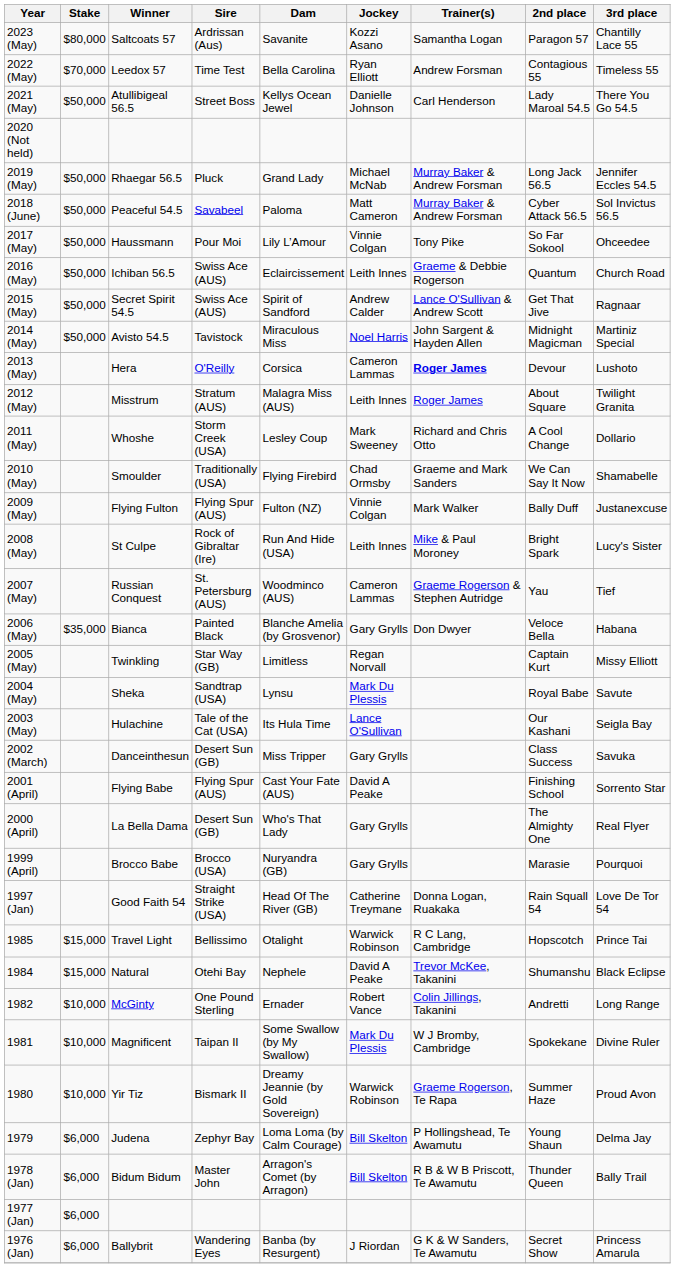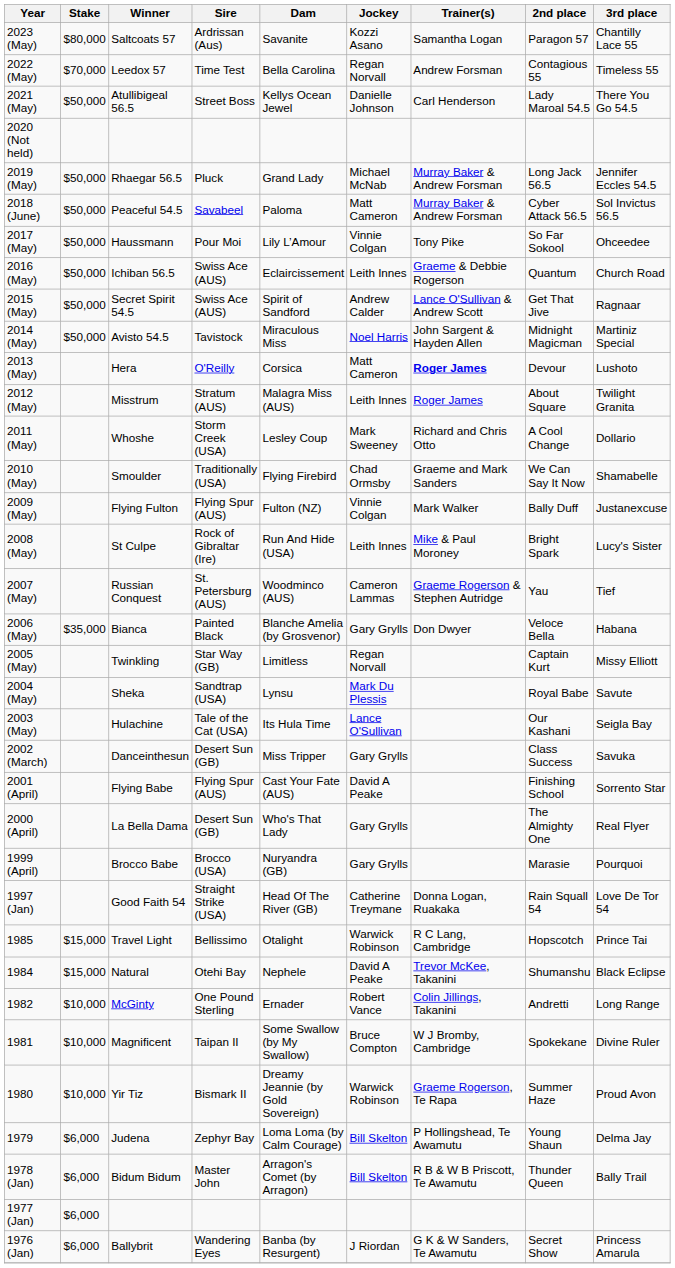(364, 70) Ryan Elliott -> (368, 70) Regan Norvall
(374, 368) Cameron Lammas -> (374, 368) Matt Cameron
(372, 1042) Mark Du Plessis -> (373, 1042) Bruce Compton
